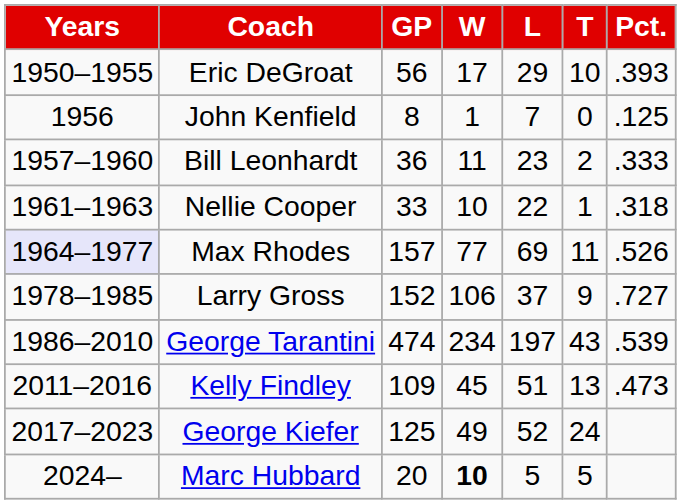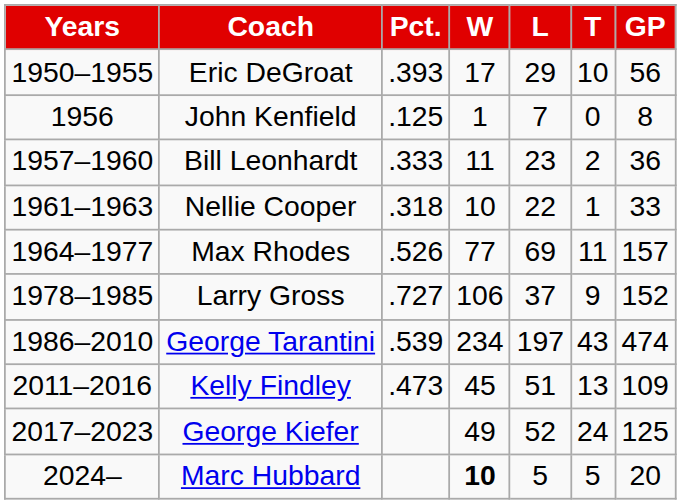columns swapped: (412, 26) <-> (641, 26)
(82, 251) lavender background -> (82, 251) no background
